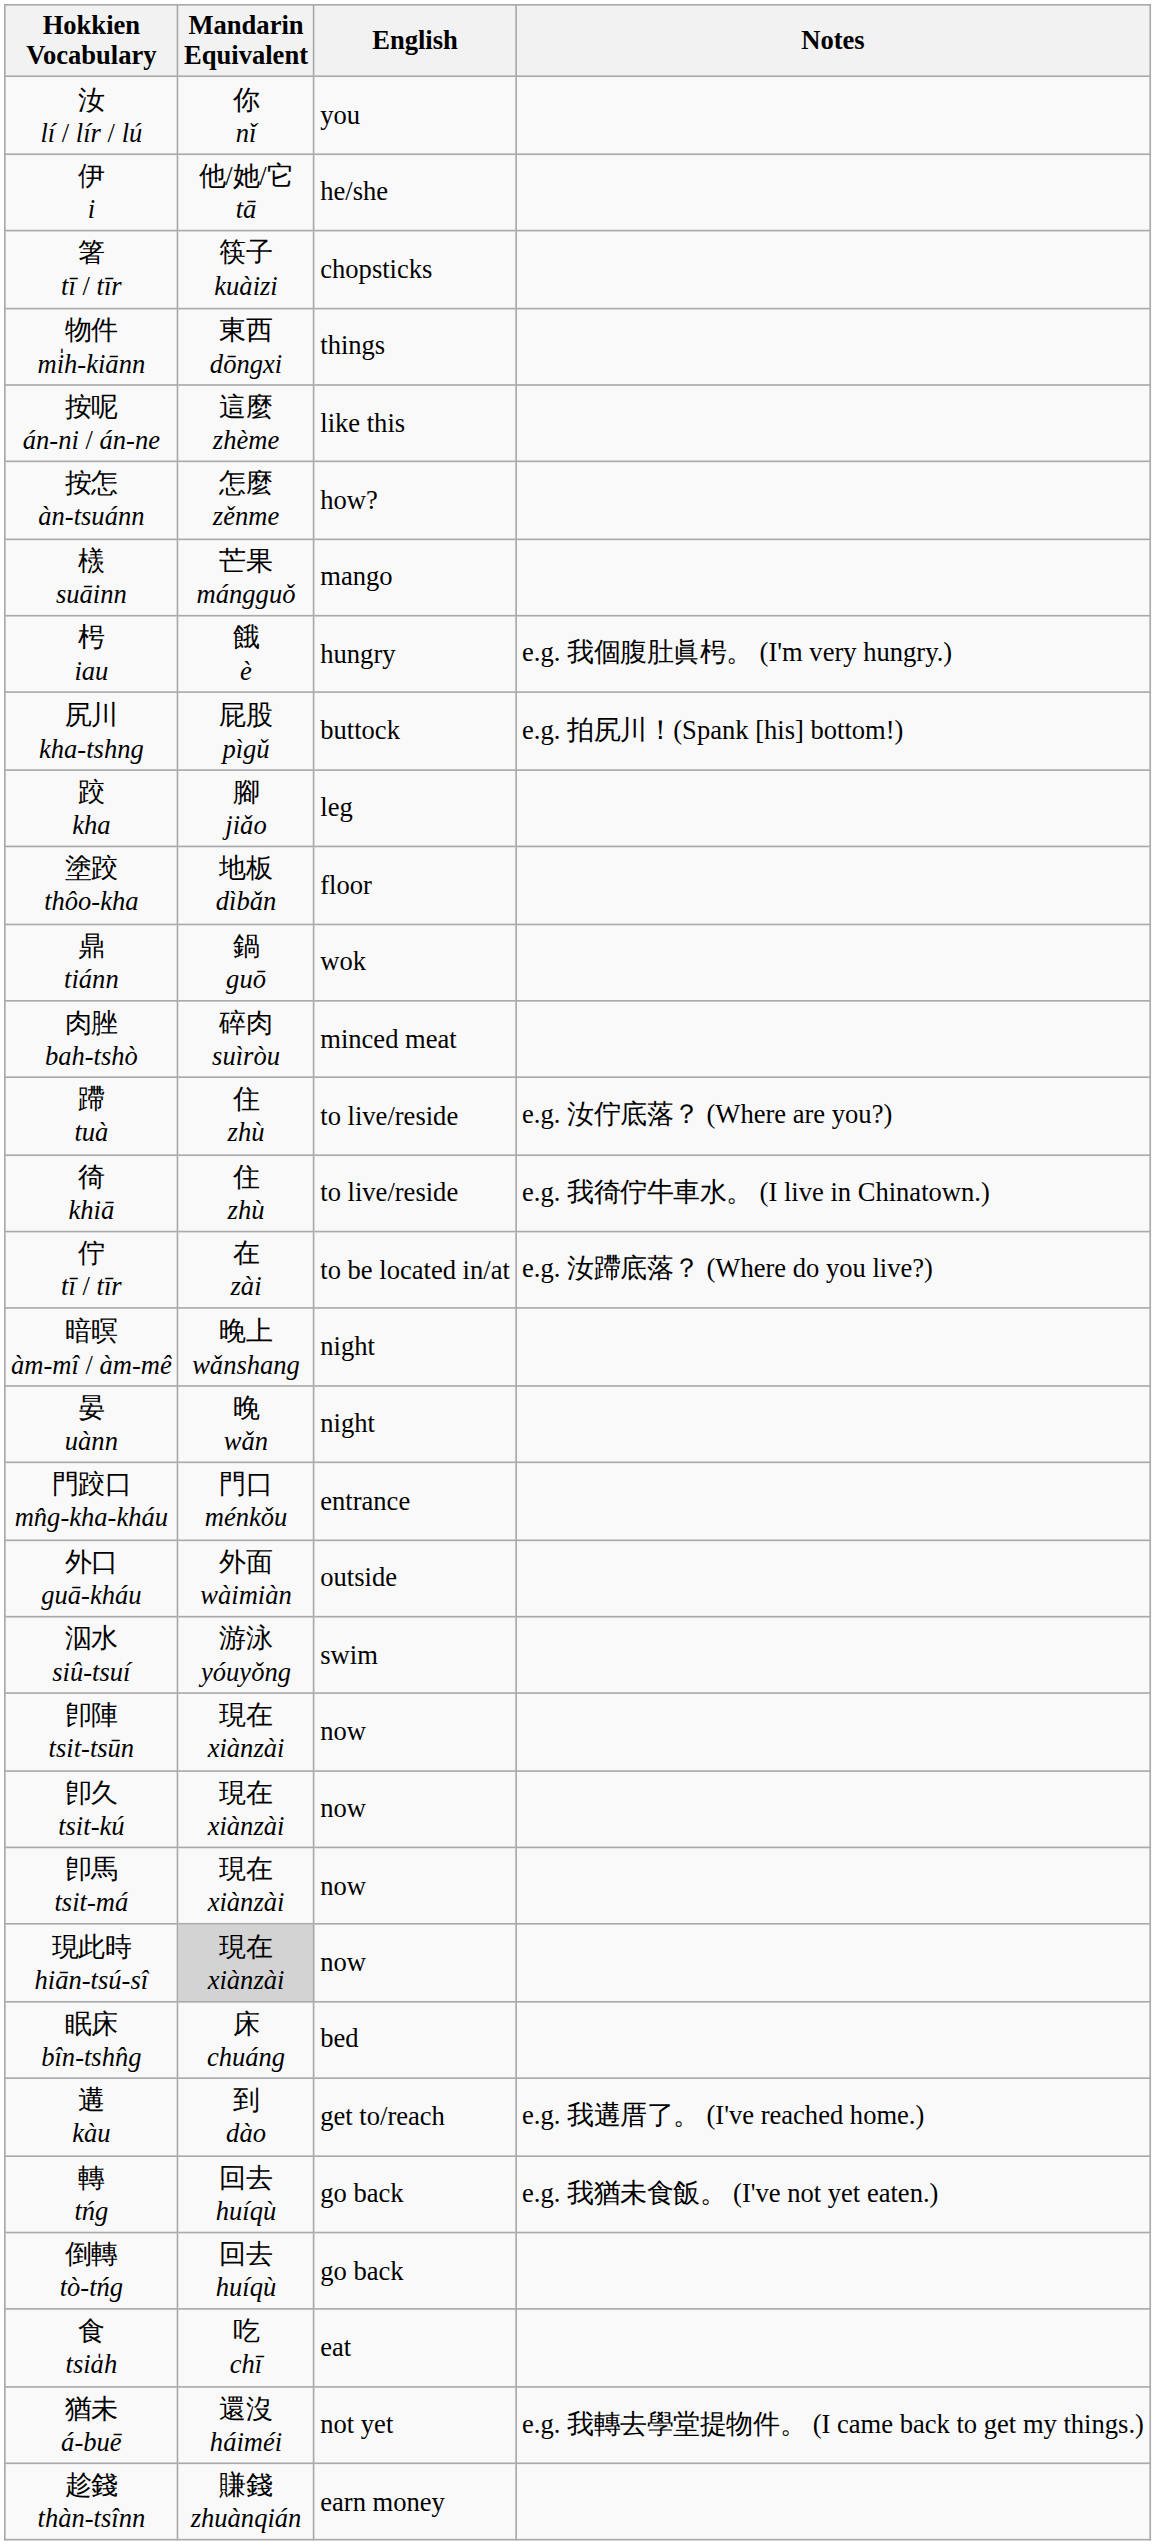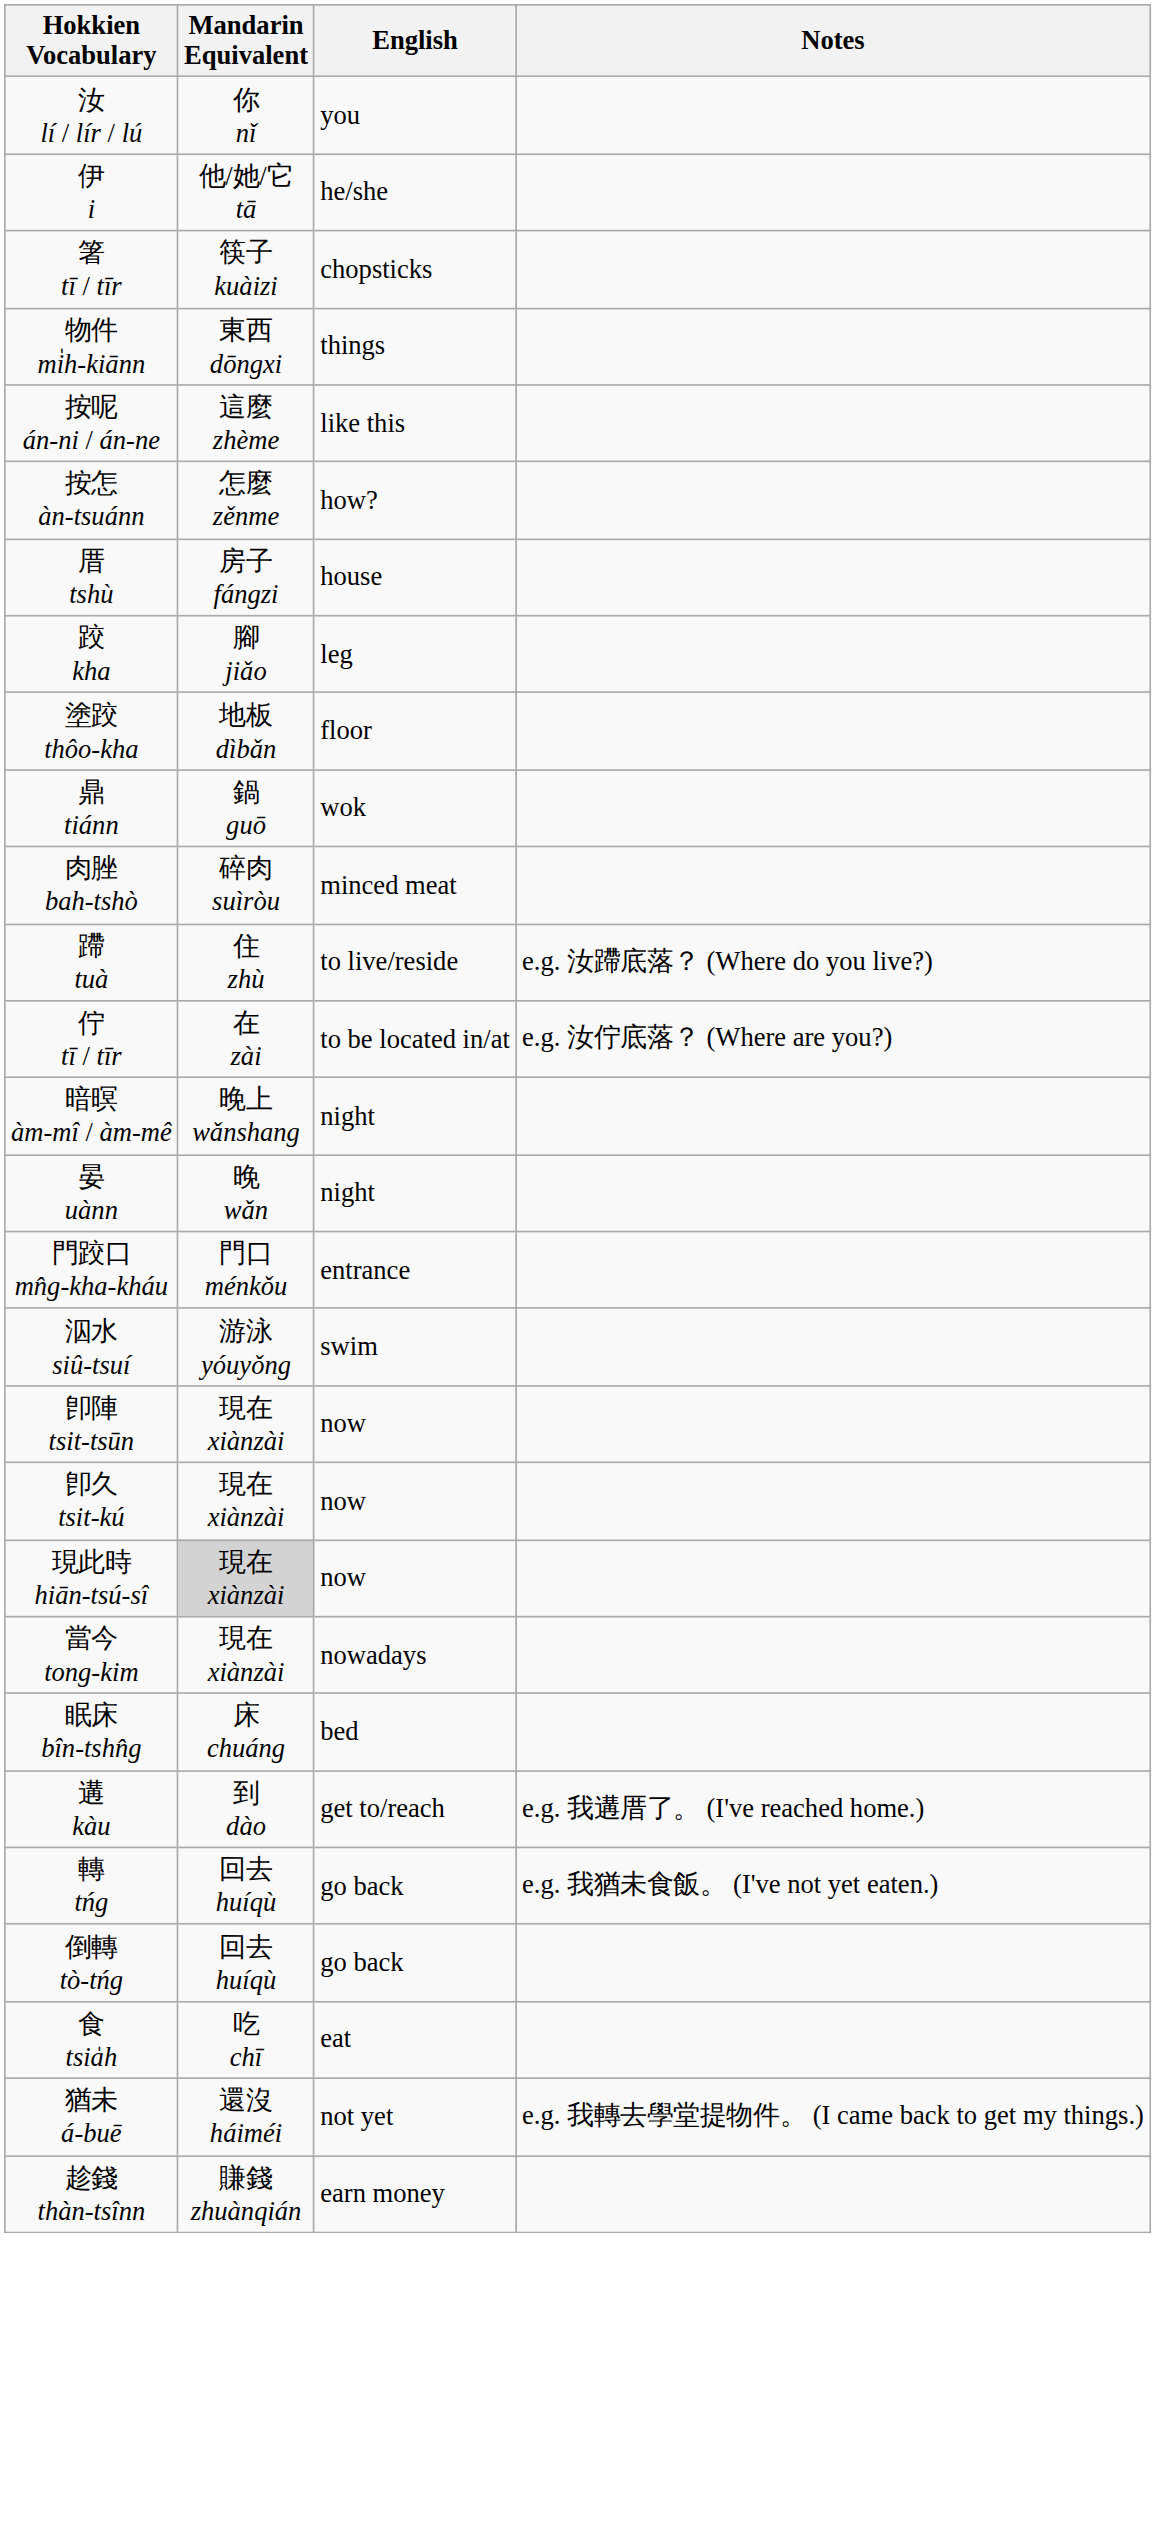+ row: (91, 577)
- row: (91, 577)
- row: (91, 654)
- row: (91, 731)
(707, 1114) e.g. 汝佇底落？ (Where are you?) -> (727, 960) e.g. 汝蹛底落？ (Where do you live?)
- row: (91, 1193)
(727, 1268) e.g. 汝蹛底落？ (Where do you live?) -> (707, 1037) e.g. 汝佇底落？ (Where are you?)
- row: (91, 1578)
- row: (91, 1886)
+ row: (91, 1655)
